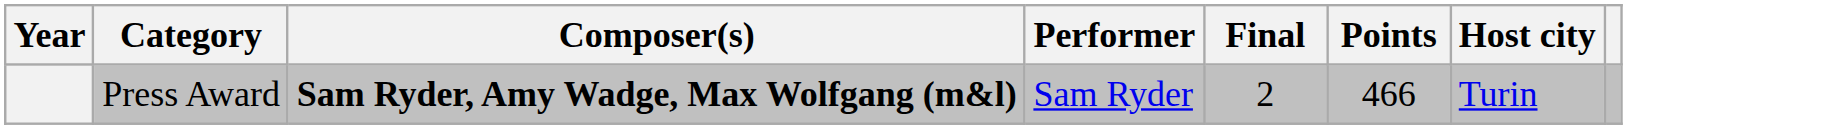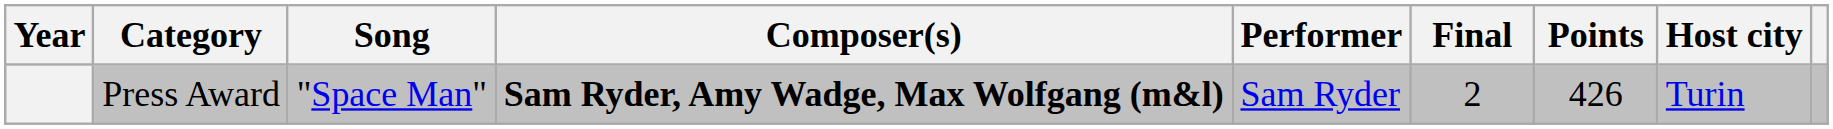+ column: (392, 34)
(1389, 93) 466 -> (1596, 93) 426
